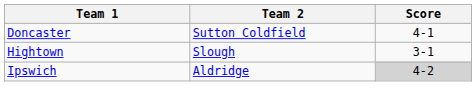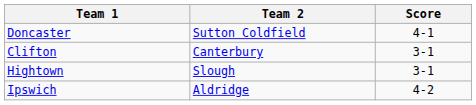+ row: (32, 52)
(423, 71) lightgrey background -> (423, 90) no background
